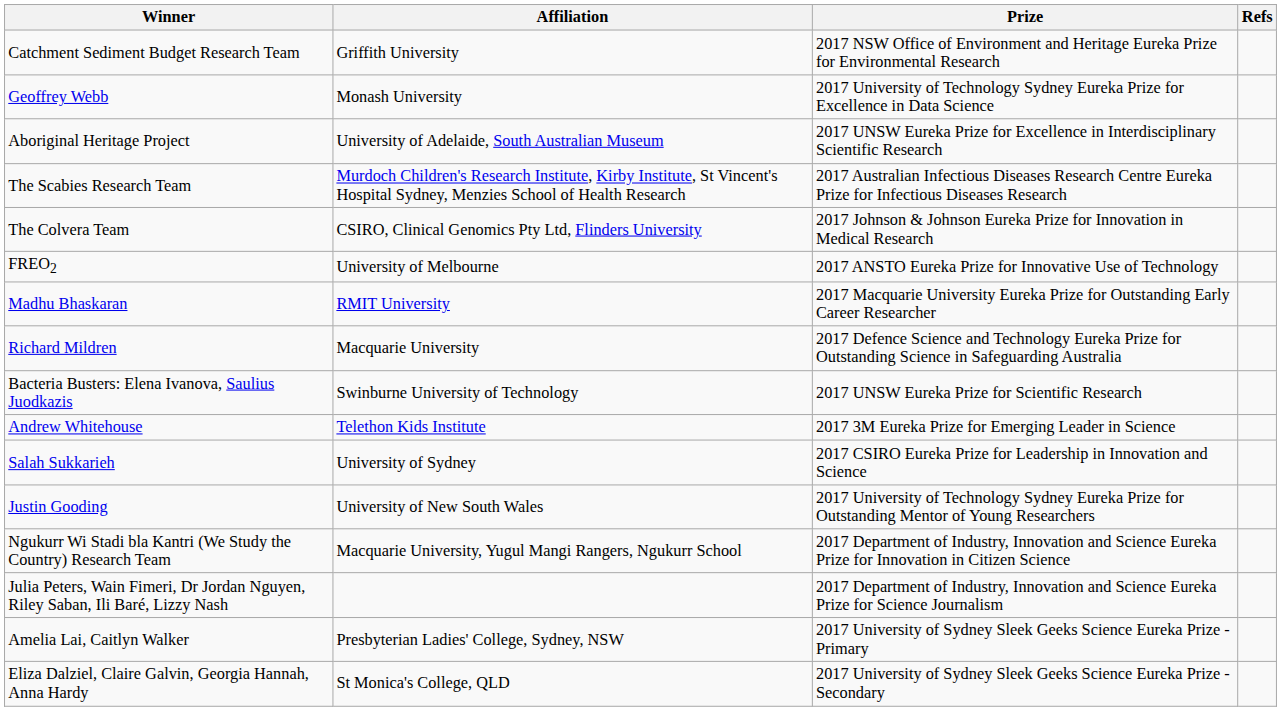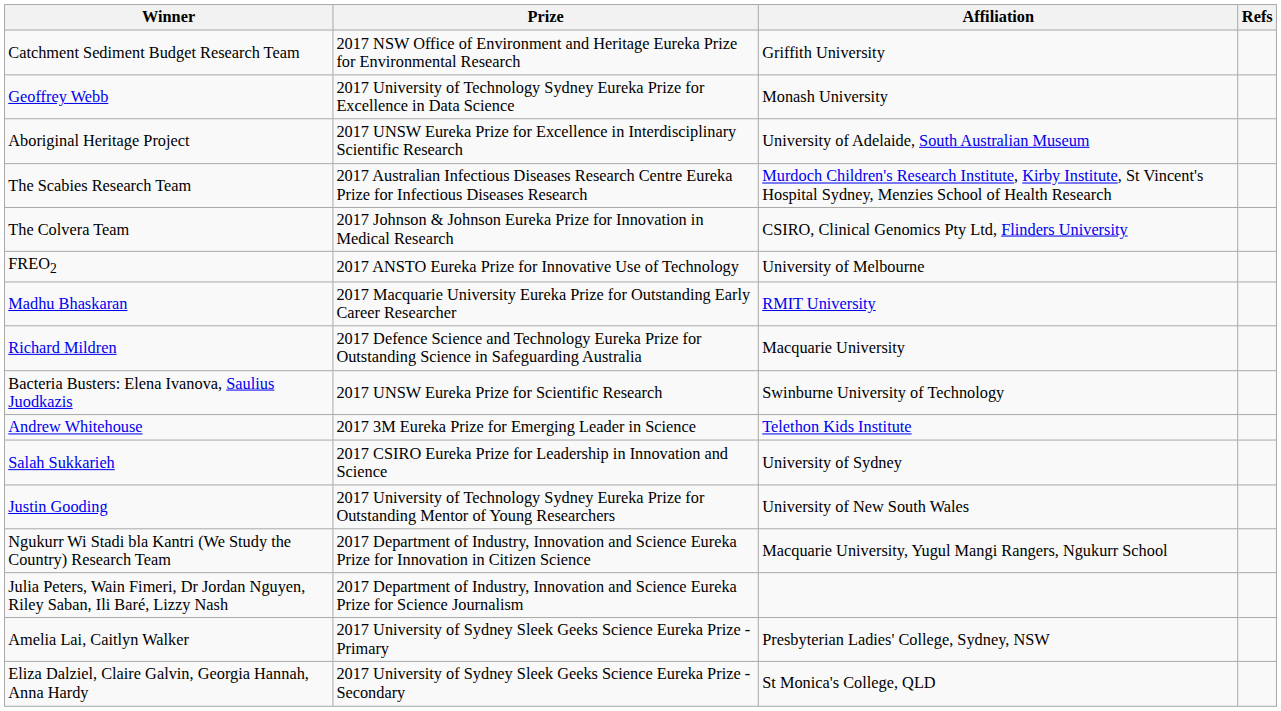columns swapped: (572, 17) <-> (1025, 17)
